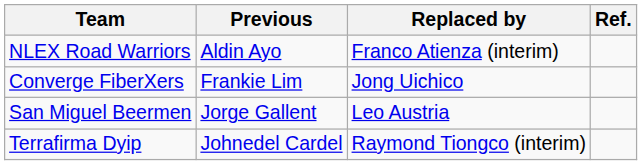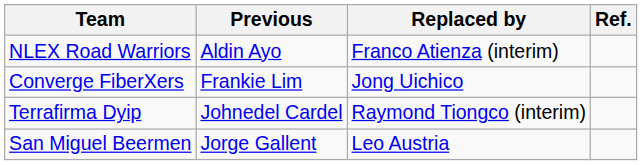rows swapped: (75, 143) <-> (100, 112)
